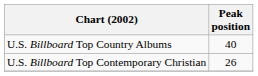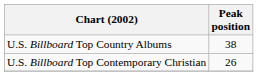(231, 44) 40 -> (231, 44) 38
